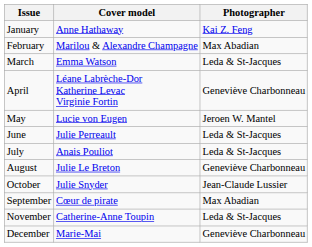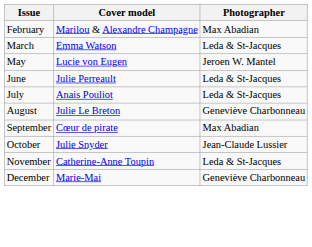- row: (23, 29)
- row: (18, 90)
rows swapped: (29, 201) <-> (23, 184)
